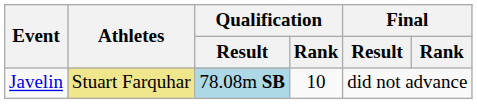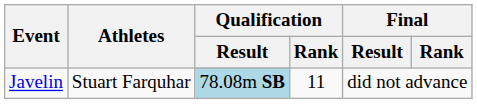(131, 83) khaki background -> (131, 83) no background
(316, 83) 10 -> (316, 83) 11
